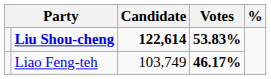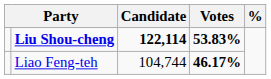(162, 39) 122,614 -> (163, 39) 122,114
(162, 62) 103,749 -> (162, 62) 104,744
